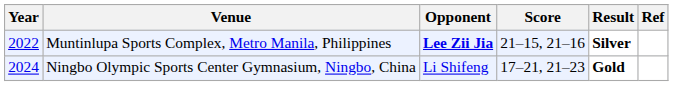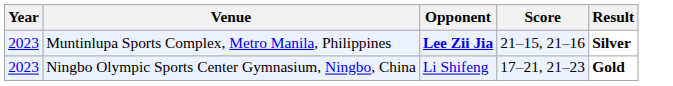- column: (653, 17)
(24, 43) 2022 -> (24, 43) 2023
(24, 68) 2024 -> (24, 68) 2023
